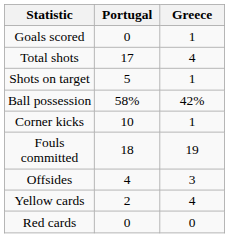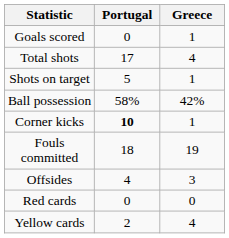(127, 121) normal -> (127, 121) bold
rows swapped: (50, 200) <-> (50, 222)
